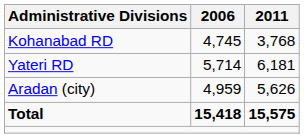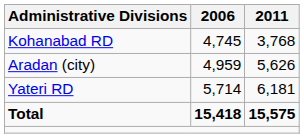rows swapped: (41, 65) <-> (52, 89)
